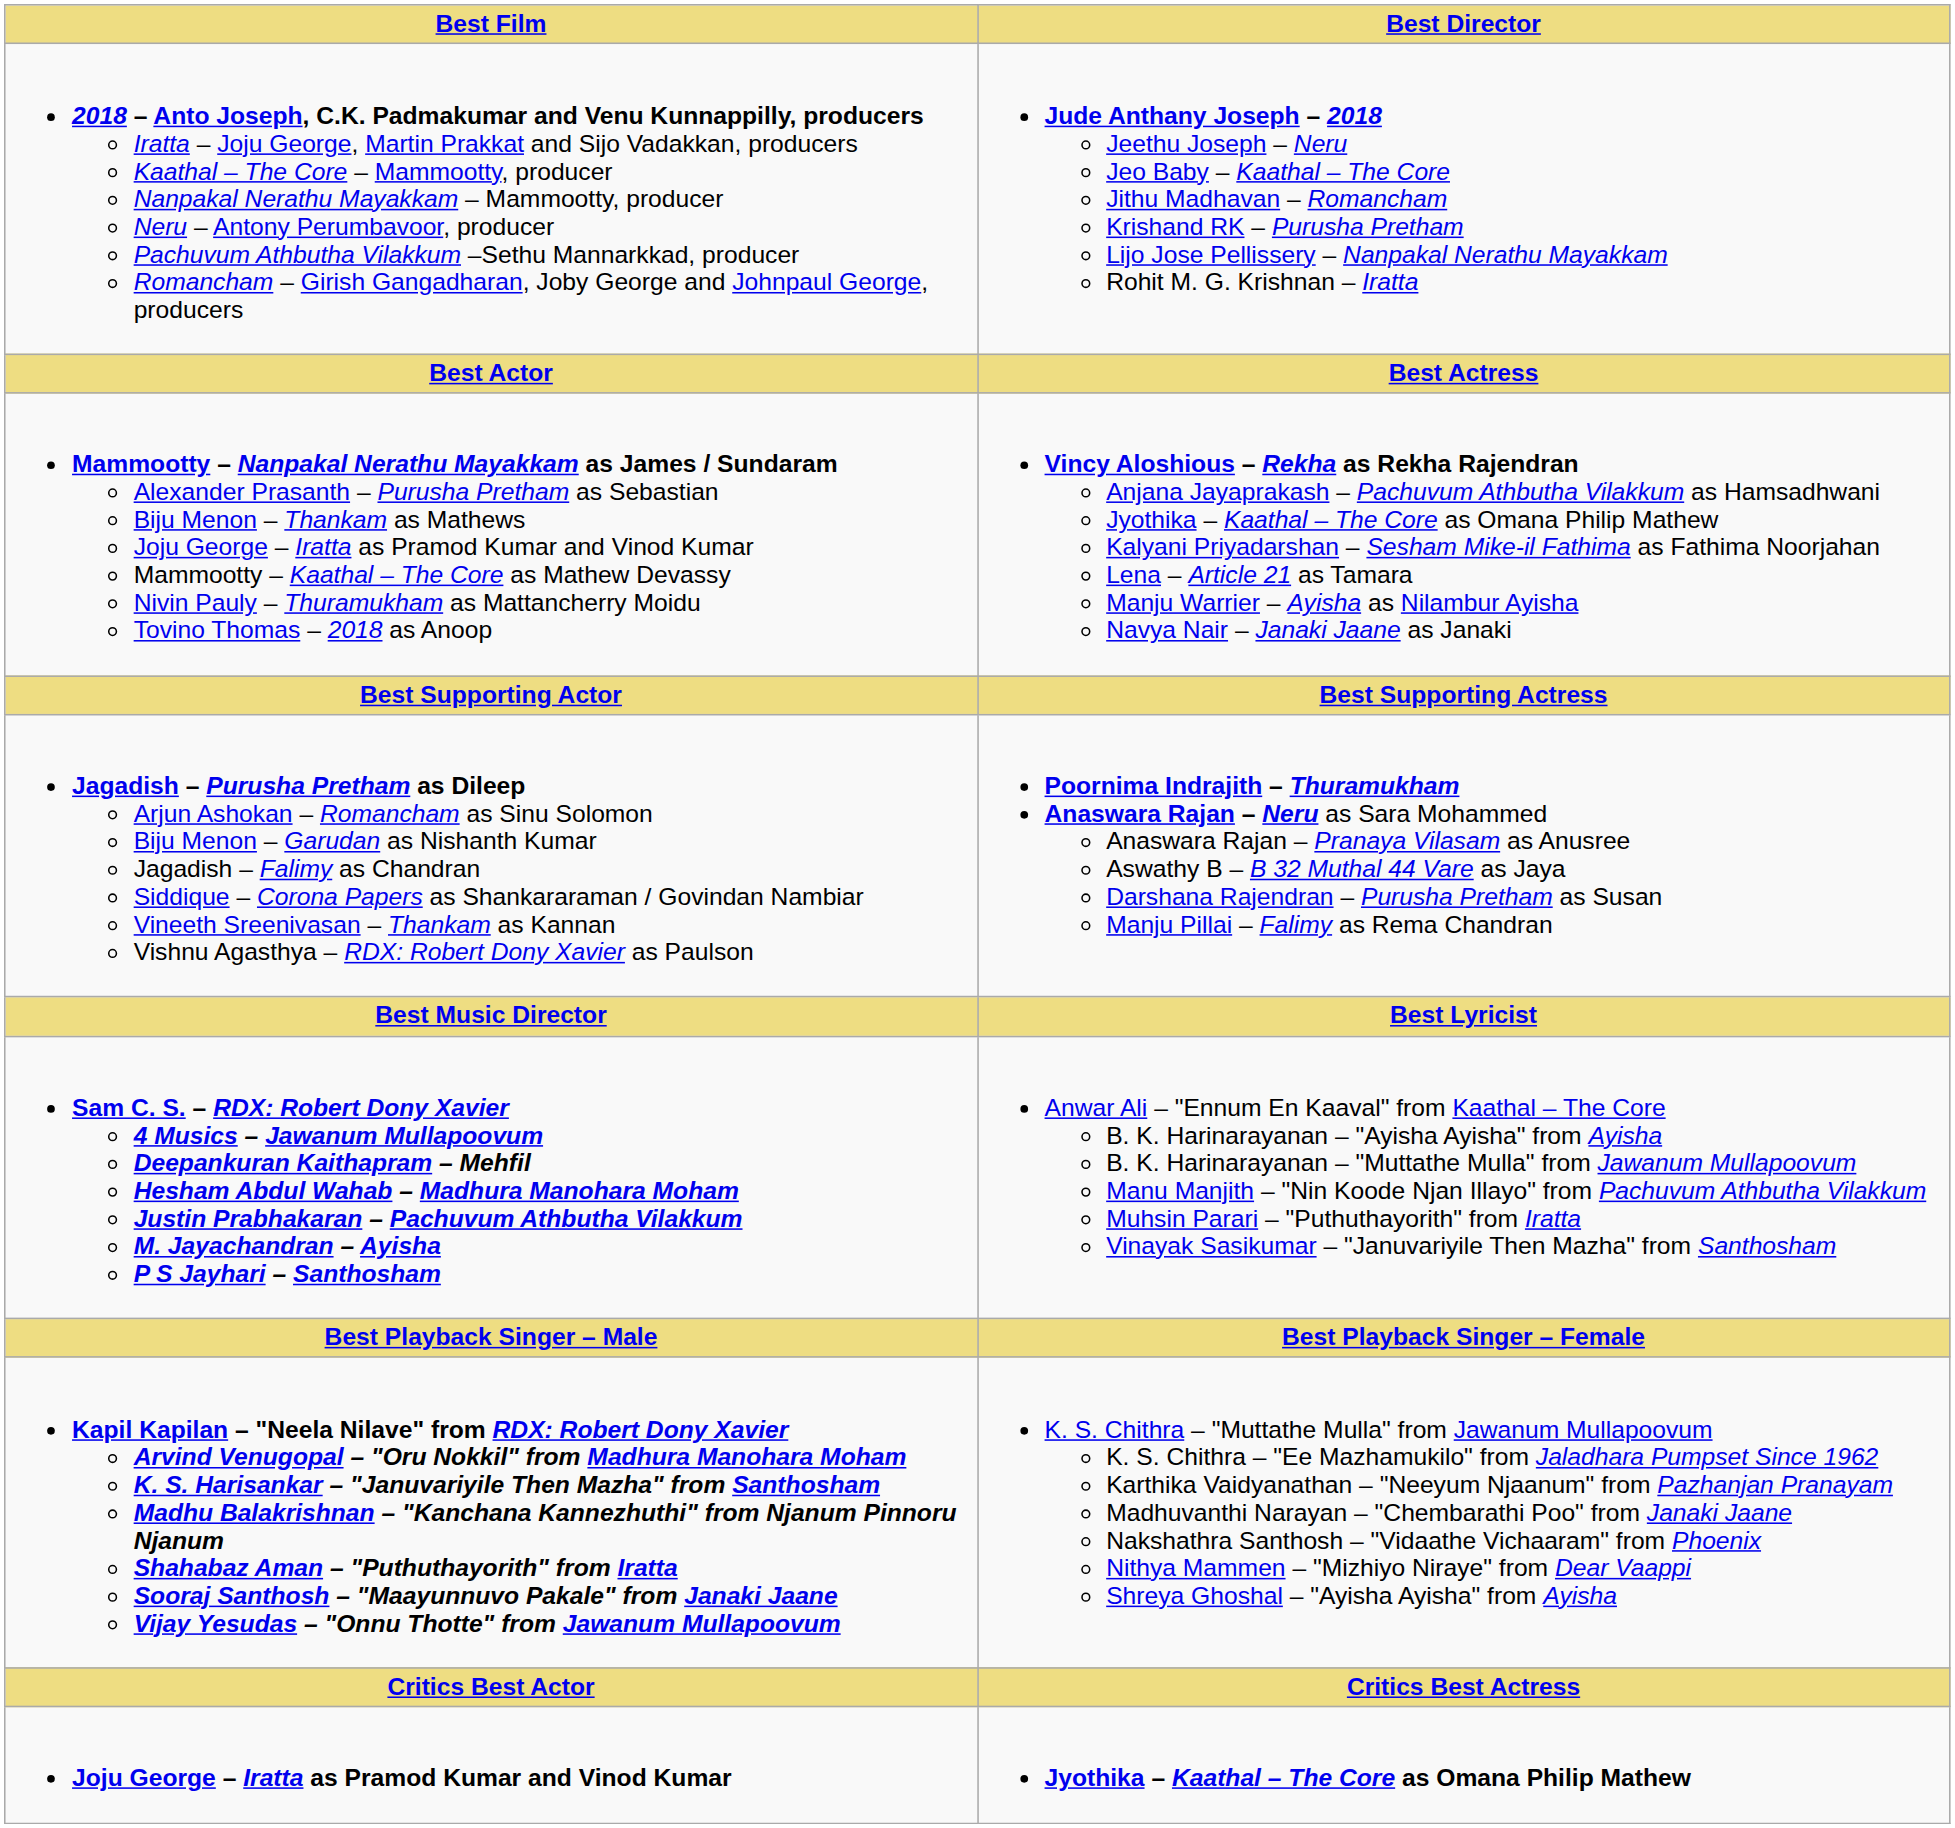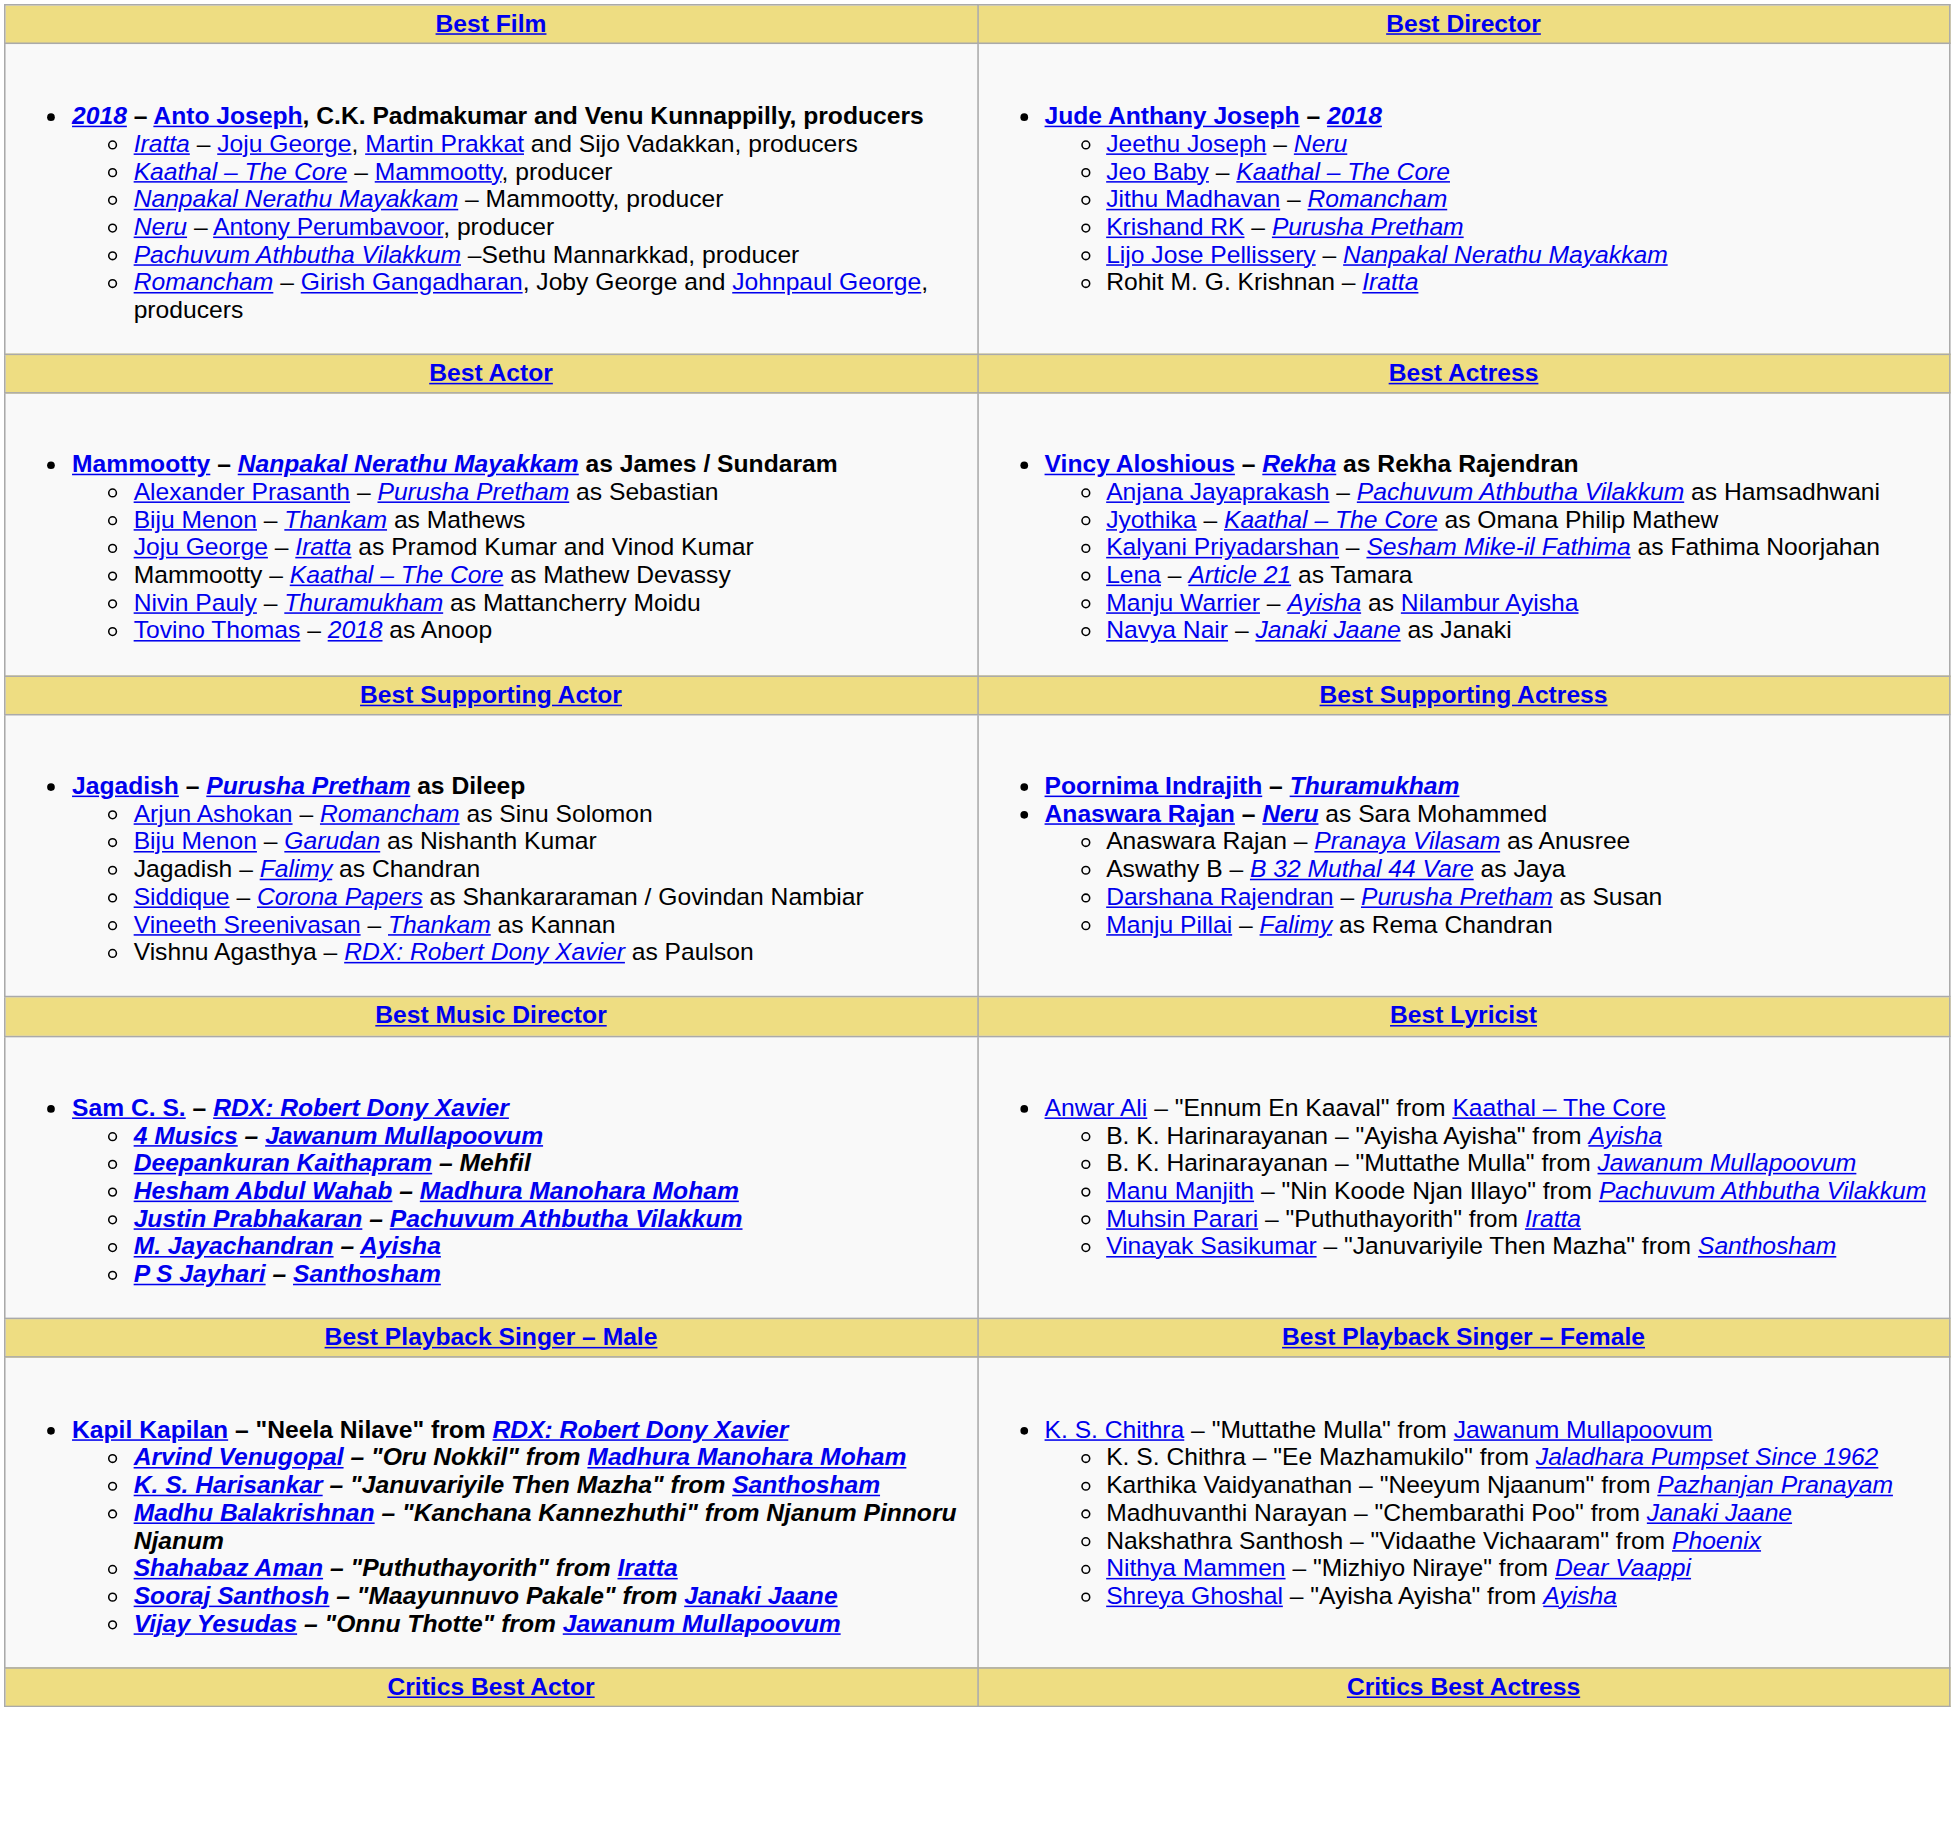- row: (491, 1779)
